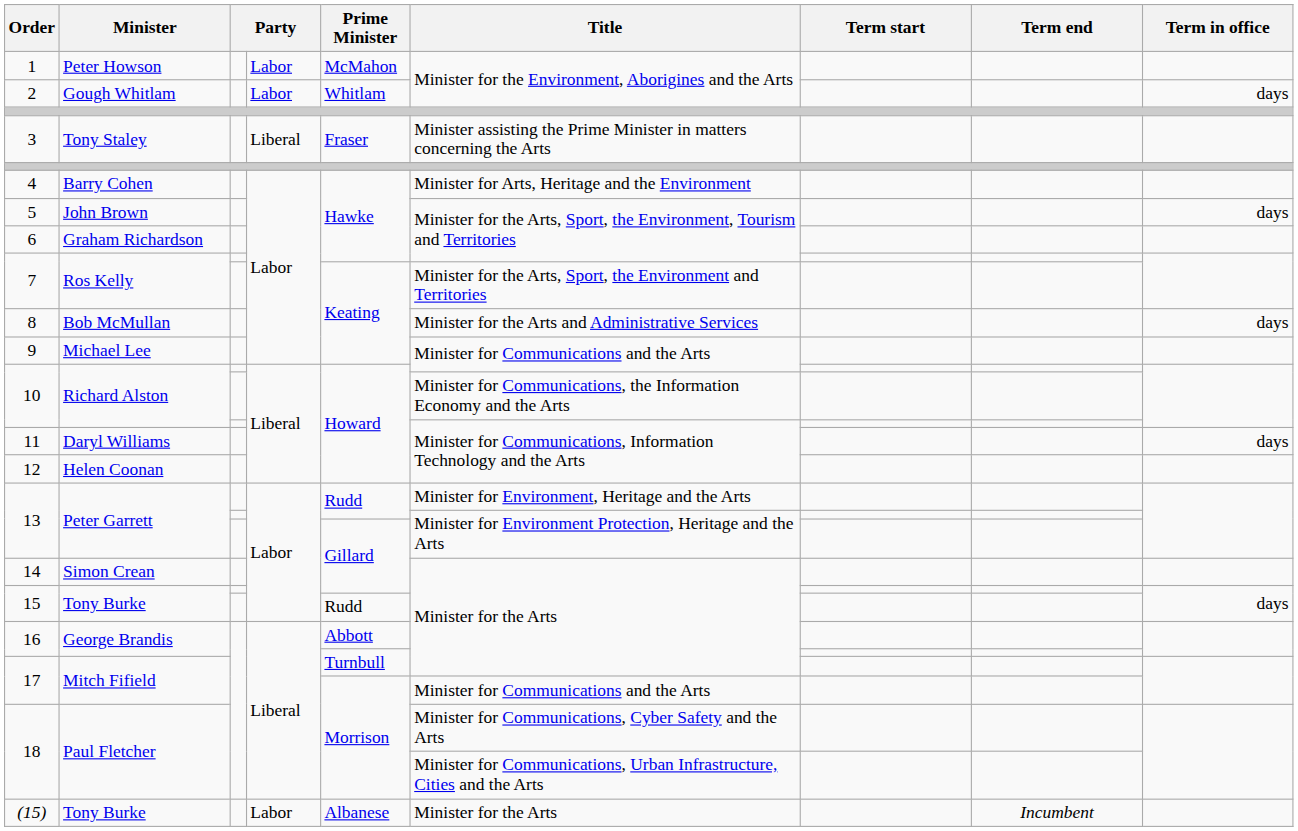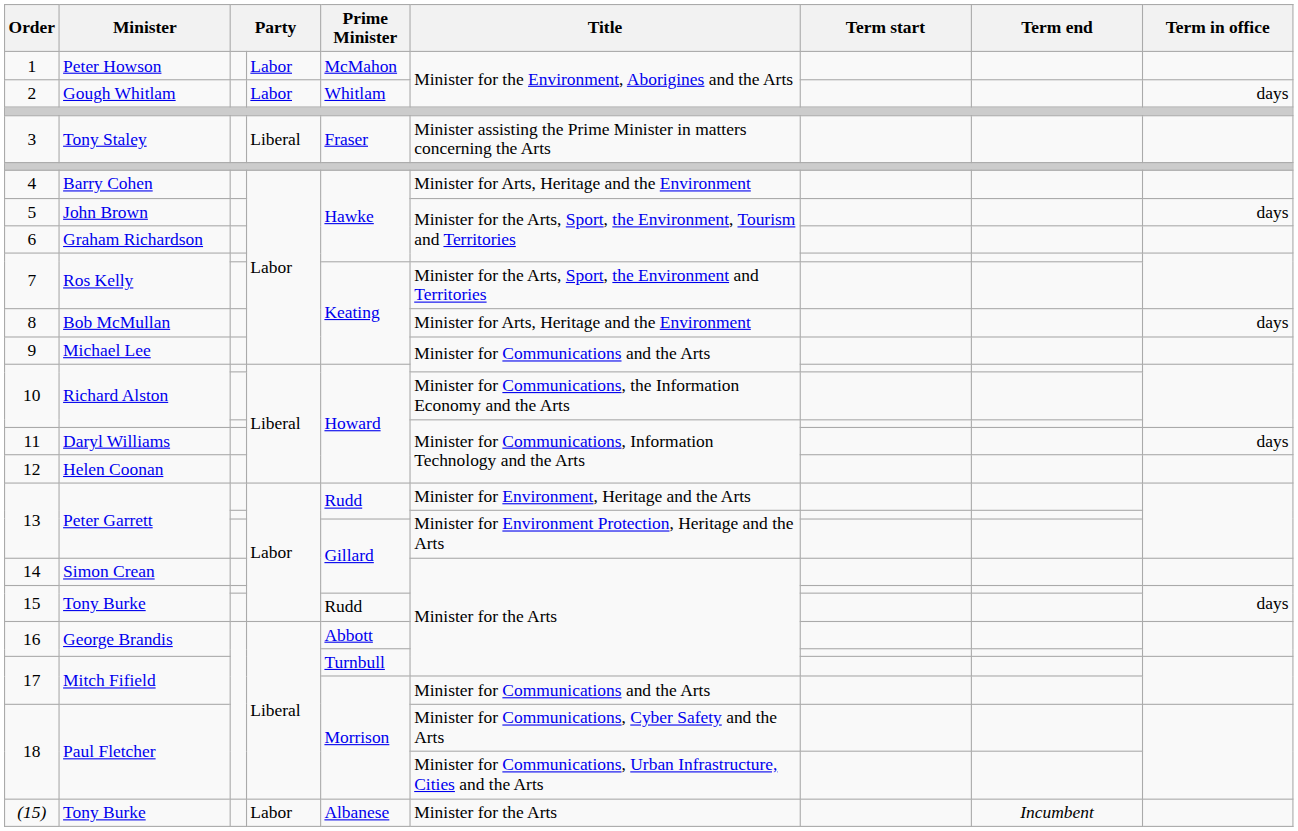(586, 322) Minister for the Arts and Administrative Services -> (583, 322) Minister for Arts, Heritage and the Environment
